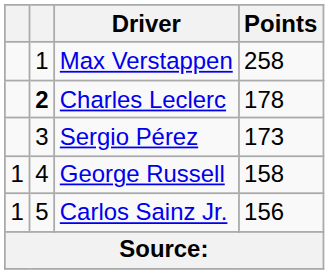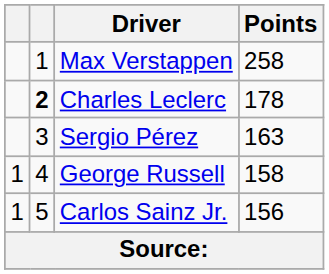(264, 137) 173 -> (264, 137) 163
